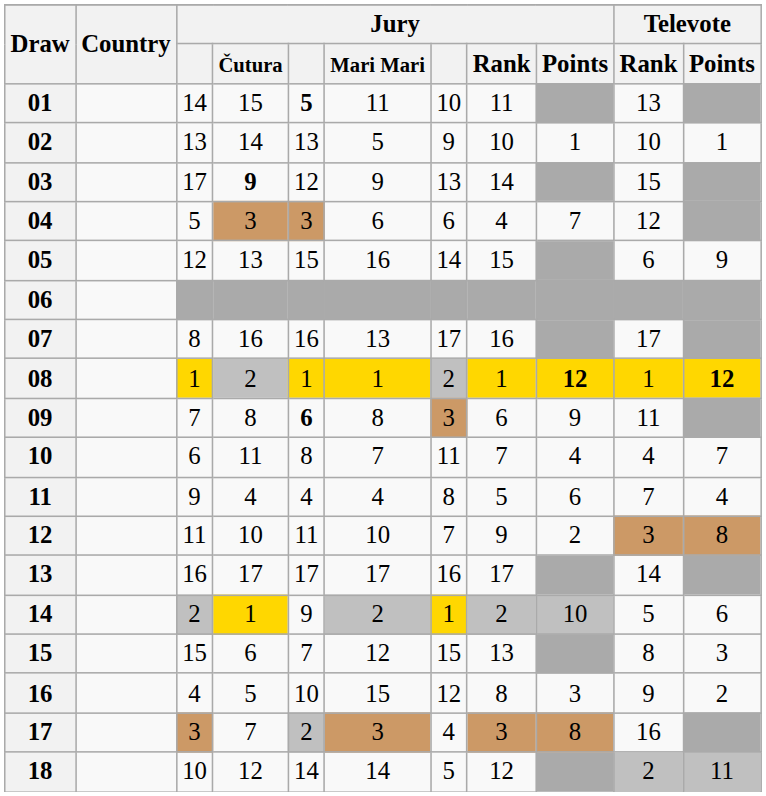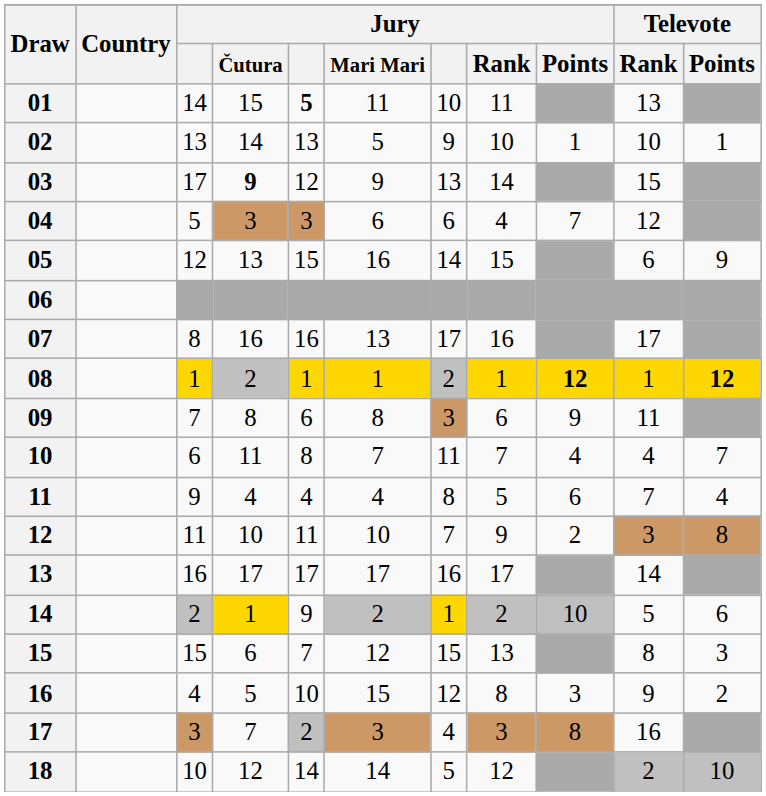(306, 417) bold -> (306, 417) normal
(722, 771) 11 -> (722, 771) 10
